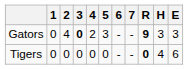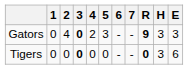(79, 54) normal -> (79, 54) bold
(161, 54) 4 -> (161, 54) 3
